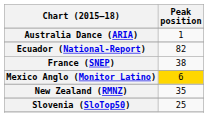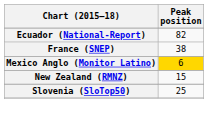- row: (81, 35)
(181, 91) 35 -> (181, 77) 15
